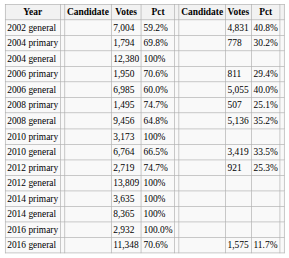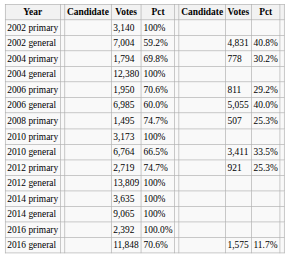+ row: (33, 27)
(266, 74) 29.4% -> (266, 89) 29.2%
(266, 105) 25.1% -> (266, 121) 25.3%
- row: (32, 121)
(238, 152) 3,419 -> (238, 152) 3,411
(124, 214) 8,365 -> (124, 214) 9,065
(124, 229) 2,932 -> (124, 229) 2,392
(126, 245) 11,348 -> (126, 245) 11,848
